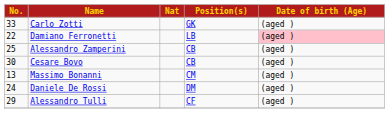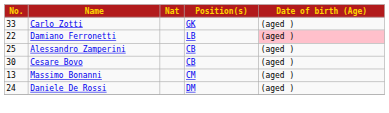- row: (68, 101)
